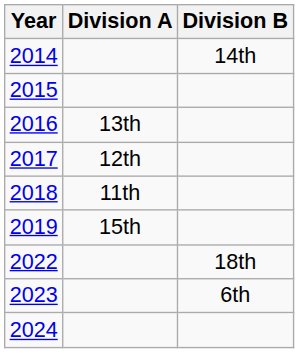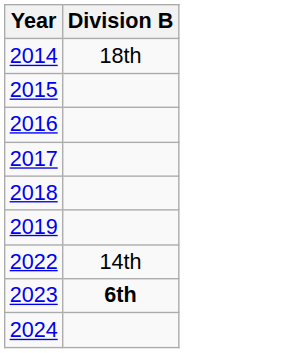- column: (120, 21)
(235, 55) 14th -> (120, 55) 18th
(235, 261) 18th -> (120, 261) 14th
(235, 295) normal -> (120, 295) bold
